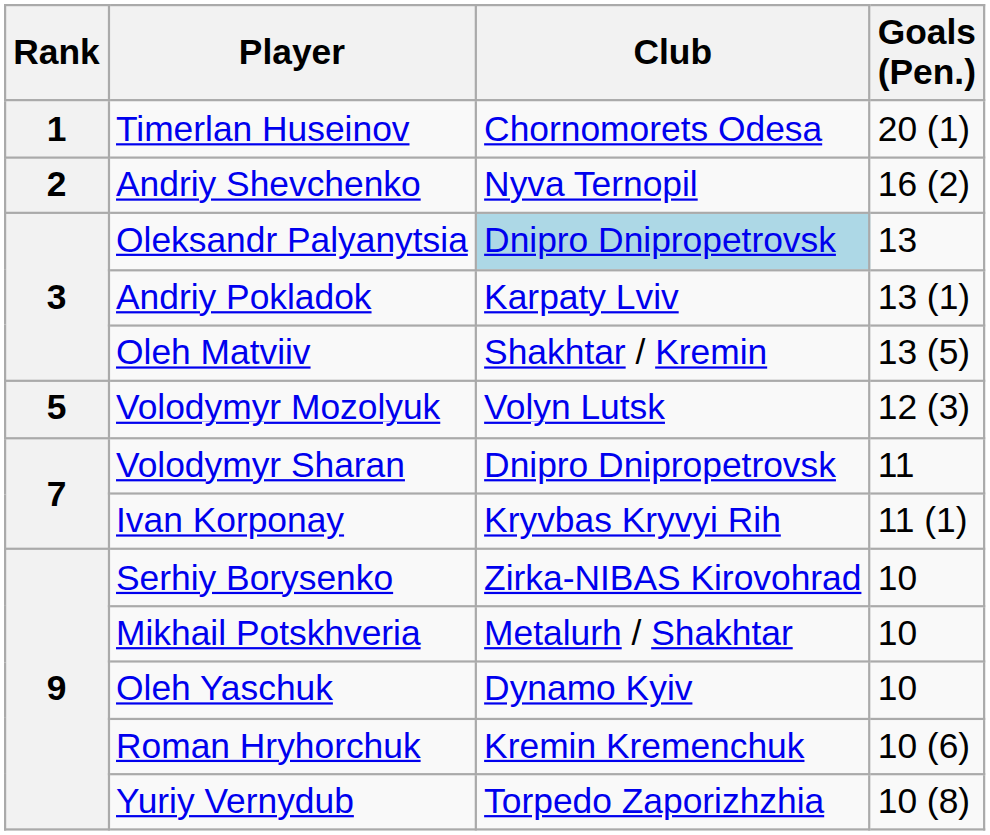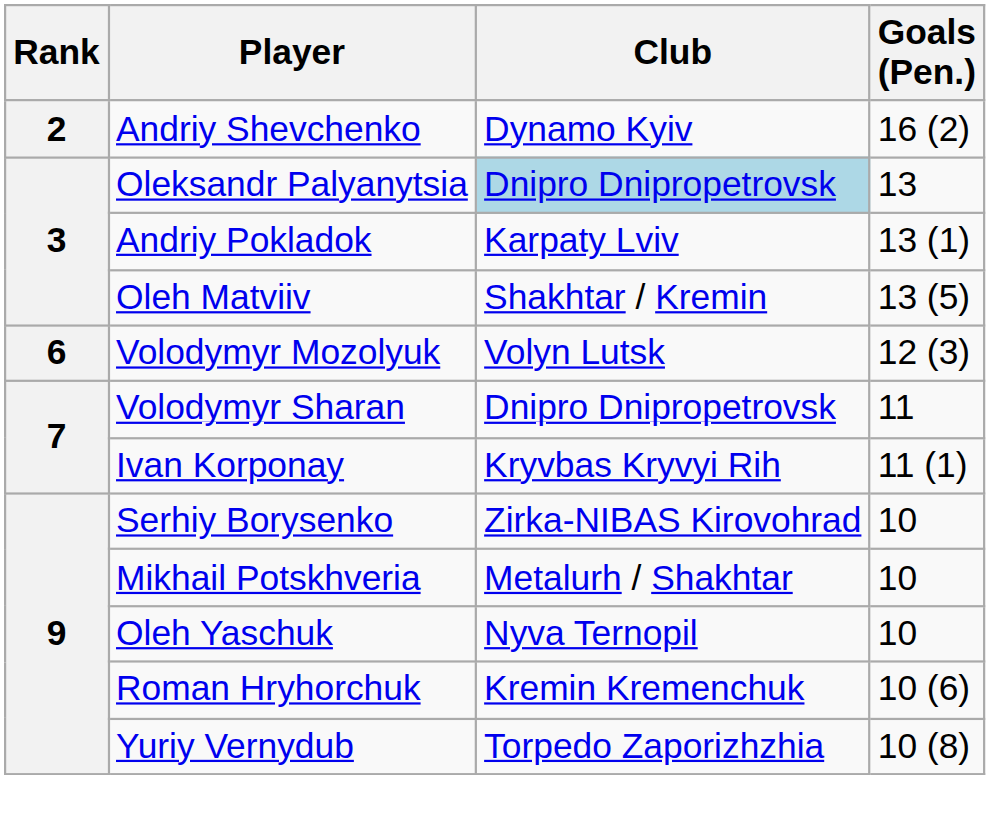- row: (263, 128)
(591, 184) Nyva Ternopil -> (588, 128) Dynamo Kyiv
(56, 408) 5 -> (56, 352) 6
(588, 689) Dynamo Kyiv -> (591, 633) Nyva Ternopil
